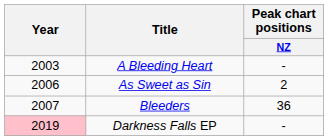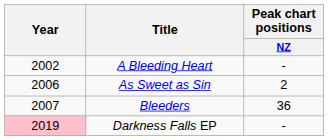(45, 65) 2003 -> (45, 65) 2002
